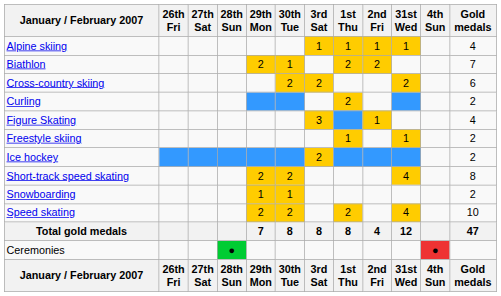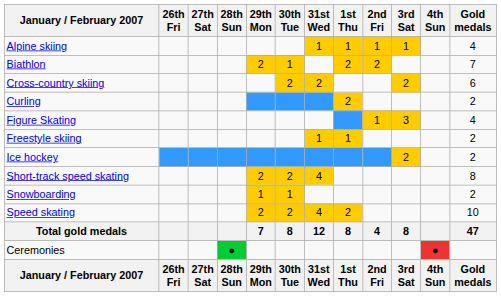columns swapped: (406, 20) <-> (319, 20)
